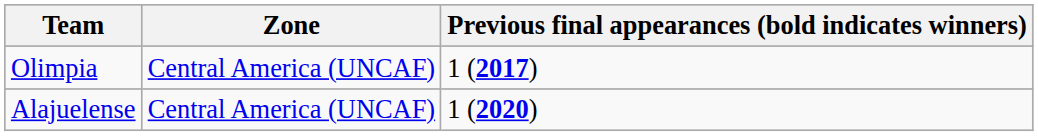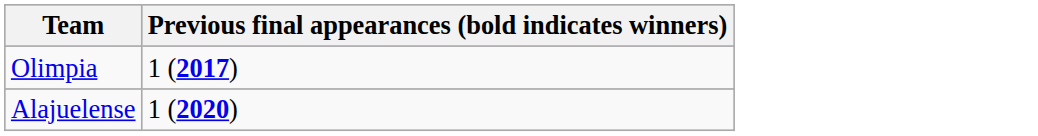- column: (291, 25)
